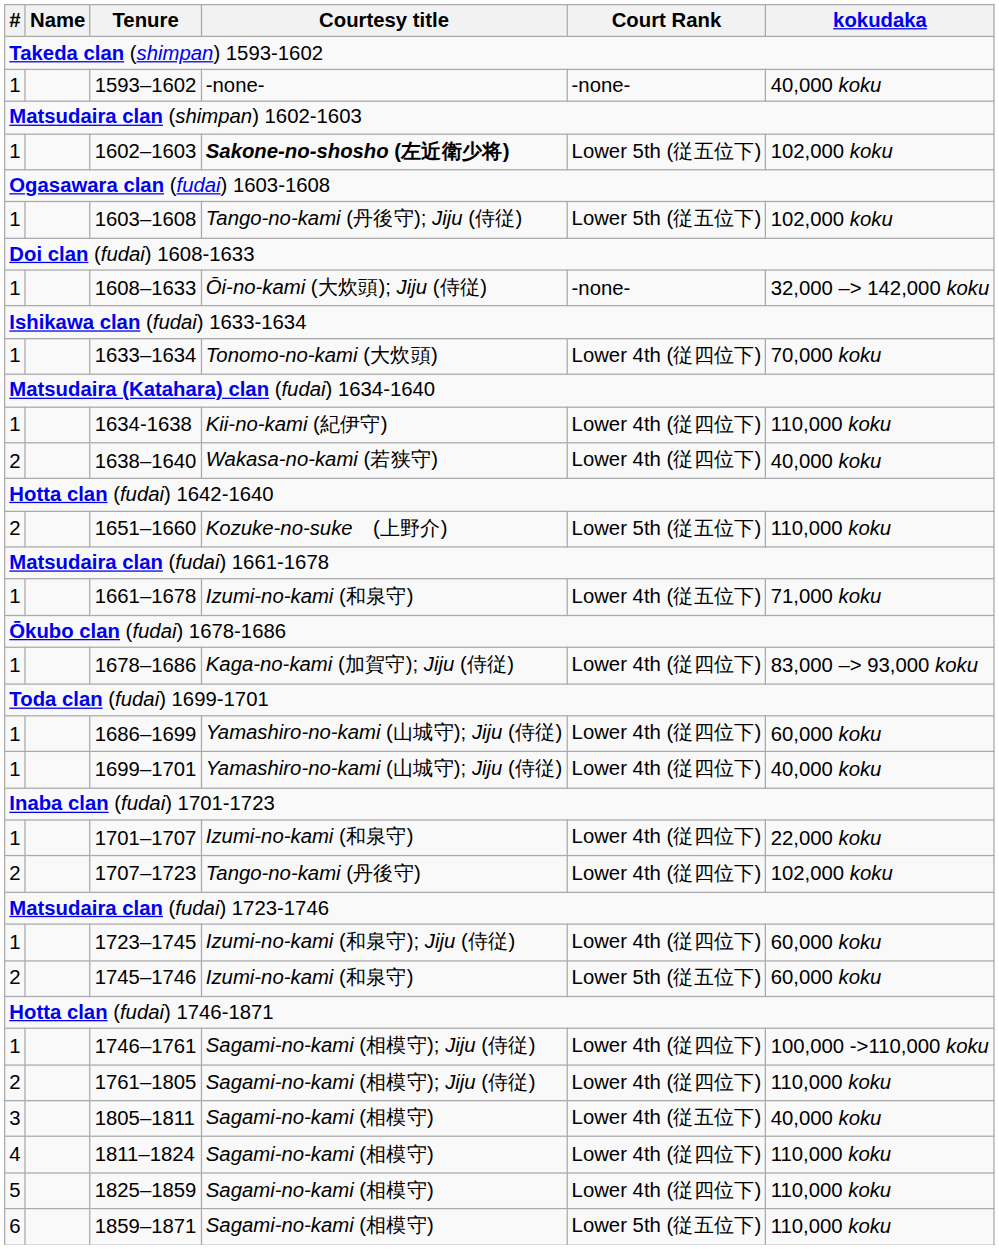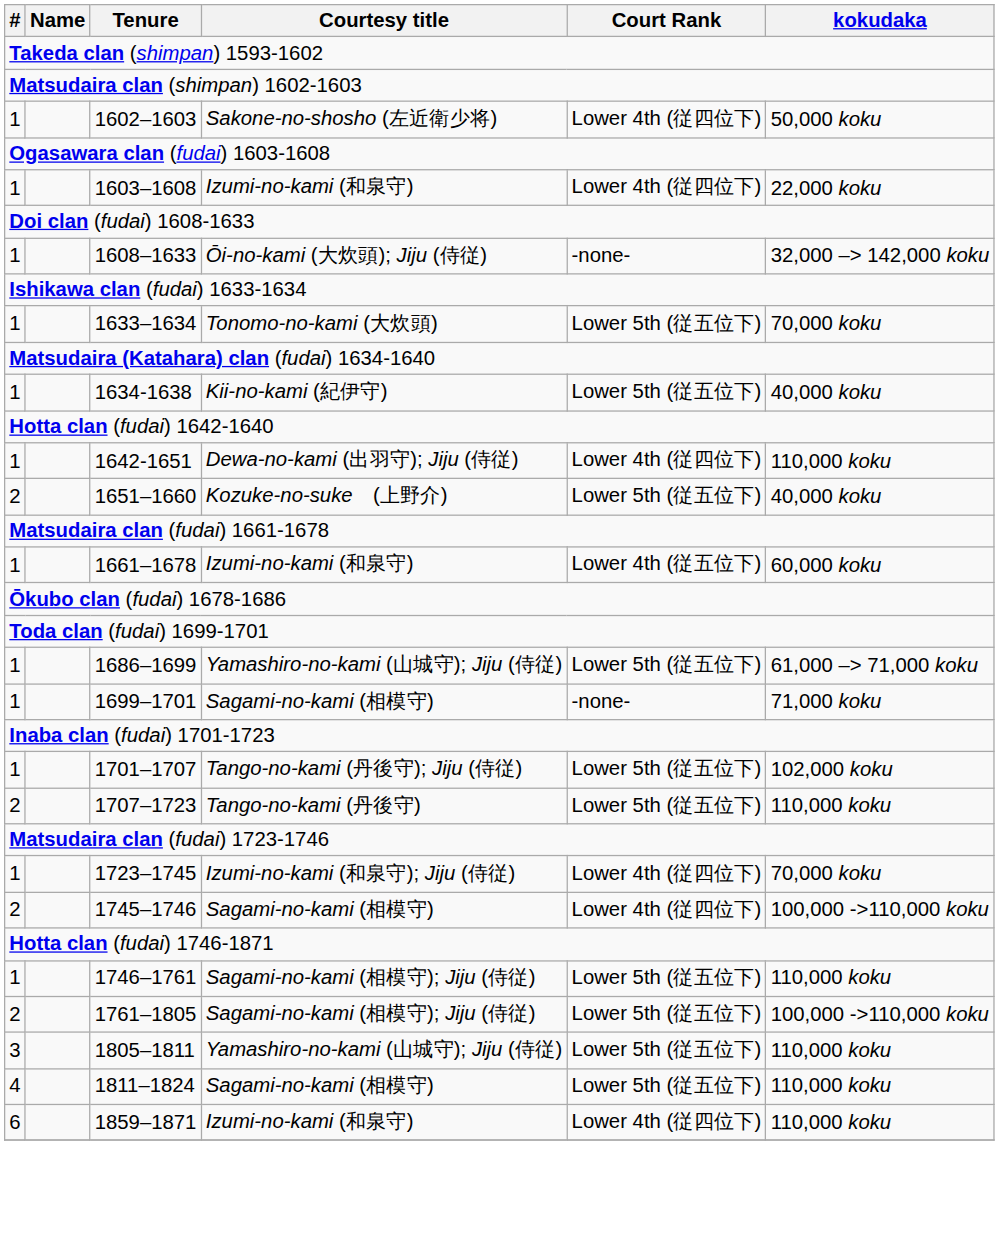- row: (146, 85)
(358, 150) bold -> (351, 118) normal
(666, 150) Lower 5th (従五位下) -> (666, 118) Lower 4th (従四位下)
(832, 151) 102,000 koku -> (826, 119) 50,000 koku
(364, 219) Tango-no-kami (丹後守); Jiju (侍従) -> (310, 186) Izumi-no-kami (和泉守)
(666, 219) Lower 5th (従五位下) -> (666, 186) Lower 4th (従四位下)
(832, 219) 102,000 koku -> (826, 187) 22,000 koku
(666, 355) Lower 4th (従四位下) -> (666, 323) Lower 5th (従五位下)
(666, 423) Lower 4th (従四位下) -> (666, 391) Lower 5th (従五位下)
(831, 424) 110,000 koku -> (826, 392) 40,000 koku
- row: (146, 460)
+ row: (143, 460)
(831, 528) 110,000 koku -> (826, 496) 40,000 koku
(826, 597) 71,000 koku -> (826, 564) 60,000 koku
- row: (146, 665)
(666, 732) Lower 4th (従四位下) -> (666, 664) Lower 5th (従五位下)
(826, 733) 60,000 koku -> (874, 665) 61,000 –> 71,000 koku
(384, 768) Yamashiro-no-kami (山城守); Jiju (侍従) -> (320, 700) Sagami-no-kami (相模守)
(666, 768) Lower 4th (従四位下) -> (601, 701) -none-
(826, 769) 40,000 koku -> (826, 701) 71,000 koku
(310, 837) Izumi-no-kami (和泉守) -> (364, 768) Tango-no-kami (丹後守); Jiju (侍従)
(666, 837) Lower 4th (従四位下) -> (666, 768) Lower 5th (従五位下)
(826, 837) 22,000 koku -> (832, 769) 102,000 koku
(666, 873) Lower 4th (従四位下) -> (666, 804) Lower 5th (従五位下)
(832, 873) 102,000 koku -> (831, 805) 110,000 koku
(826, 942) 60,000 koku -> (826, 873) 70,000 koku
(310, 977) Izumi-no-kami (和泉守) -> (320, 909) Sagami-no-kami (相模守)
(666, 977) Lower 5th (従五位下) -> (666, 909) Lower 4th (従四位下)
(826, 978) 60,000 koku -> (880, 909) 100,000 ->110,000 koku
(666, 1045) Lower 4th (従四位下) -> (666, 977) Lower 5th (従五位下)
(880, 1046) 100,000 ->110,000 koku -> (831, 978) 110,000 koku
(666, 1081) Lower 4th (従四位下) -> (666, 1013) Lower 5th (従五位下)
(831, 1082) 110,000 koku -> (880, 1014) 100,000 ->110,000 koku
(320, 1117) Sagami-no-kami (相模守) -> (384, 1049) Yamashiro-no-kami (山城守); Jiju (侍従)
(666, 1117) Lower 4th (従五位下) -> (666, 1049) Lower 5th (従五位下)
(826, 1118) 40,000 koku -> (831, 1050) 110,000 koku
(666, 1153) Lower 4th (従四位下) -> (666, 1085) Lower 5th (従五位下)
- row: (146, 1190)
(320, 1226) Sagami-no-kami (相模守) -> (310, 1121) Izumi-no-kami (和泉守)
(666, 1226) Lower 5th (従五位下) -> (666, 1121) Lower 4th (従四位下)
